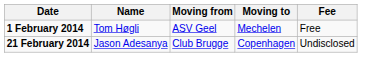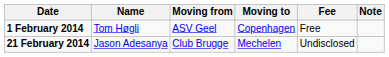+ column: (371, 12)
(259, 28) Mechelen -> (266, 28) Copenhagen
(266, 44) Copenhagen -> (259, 44) Mechelen
